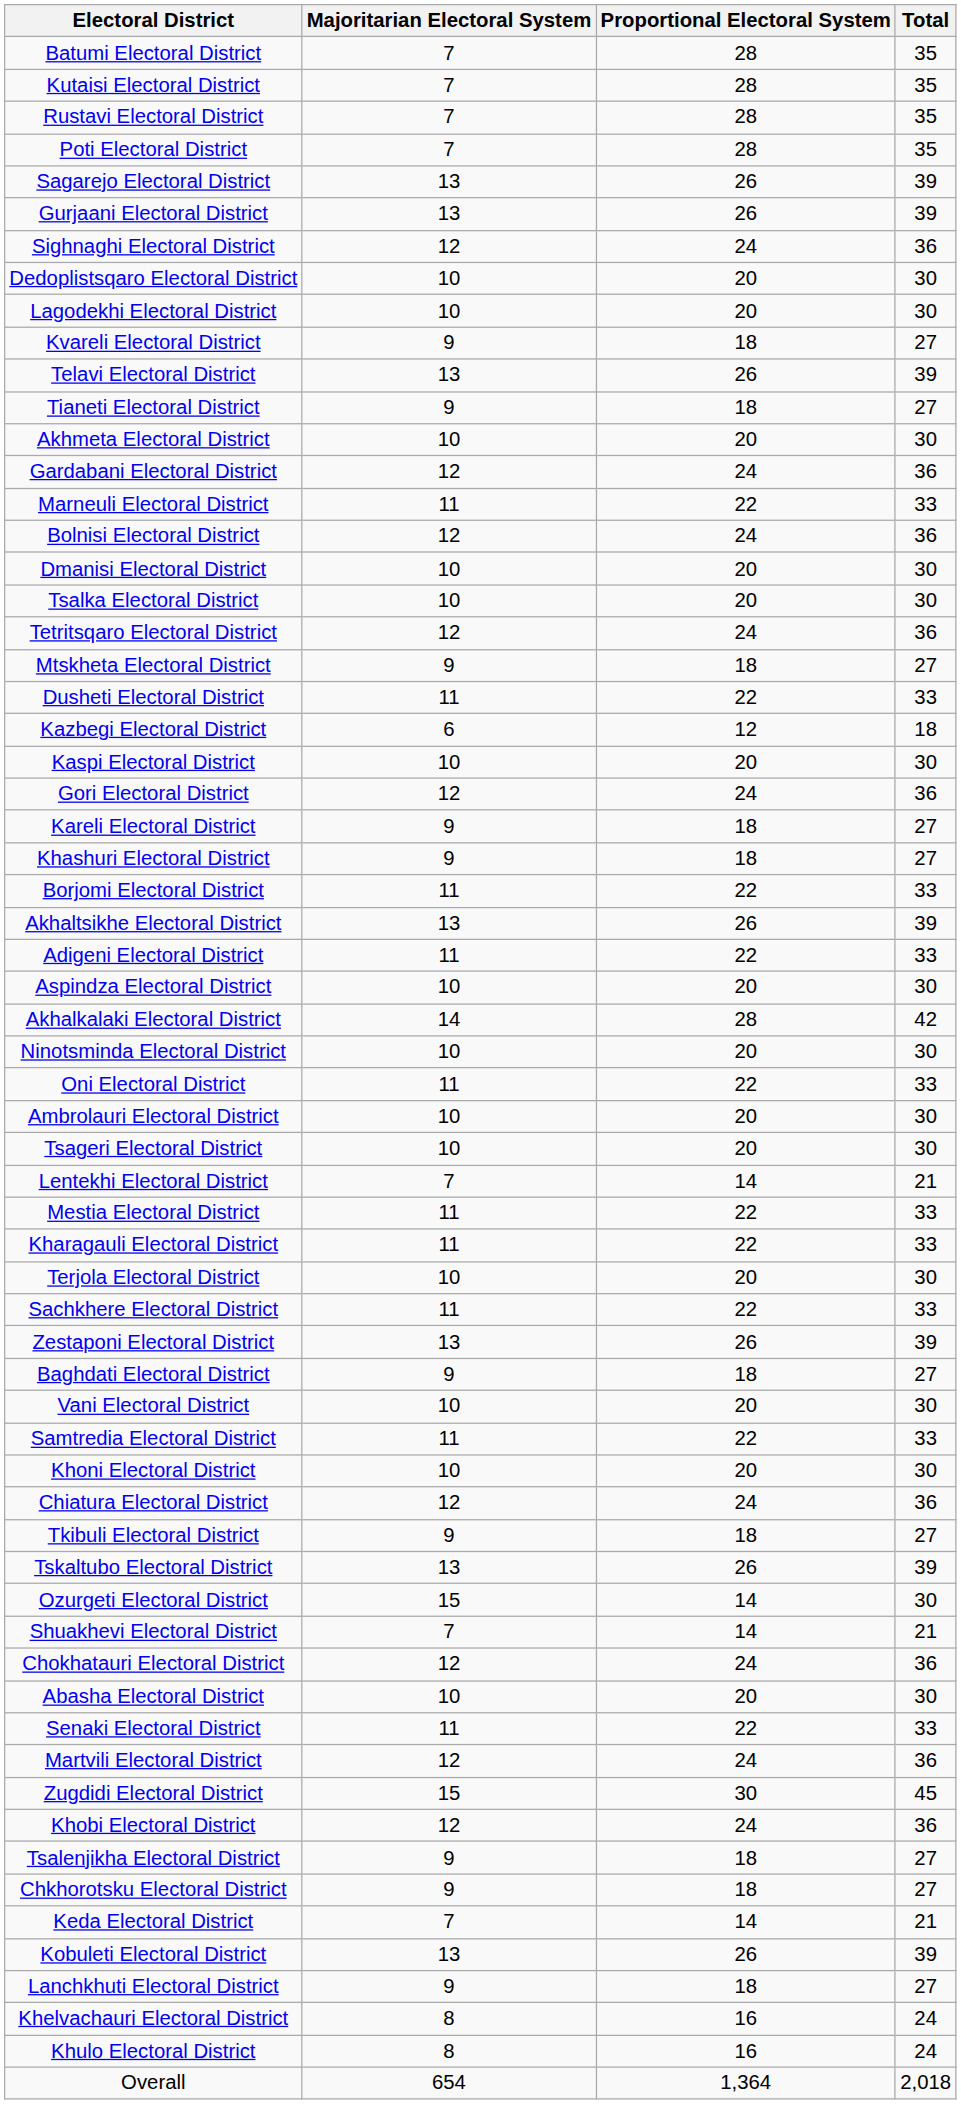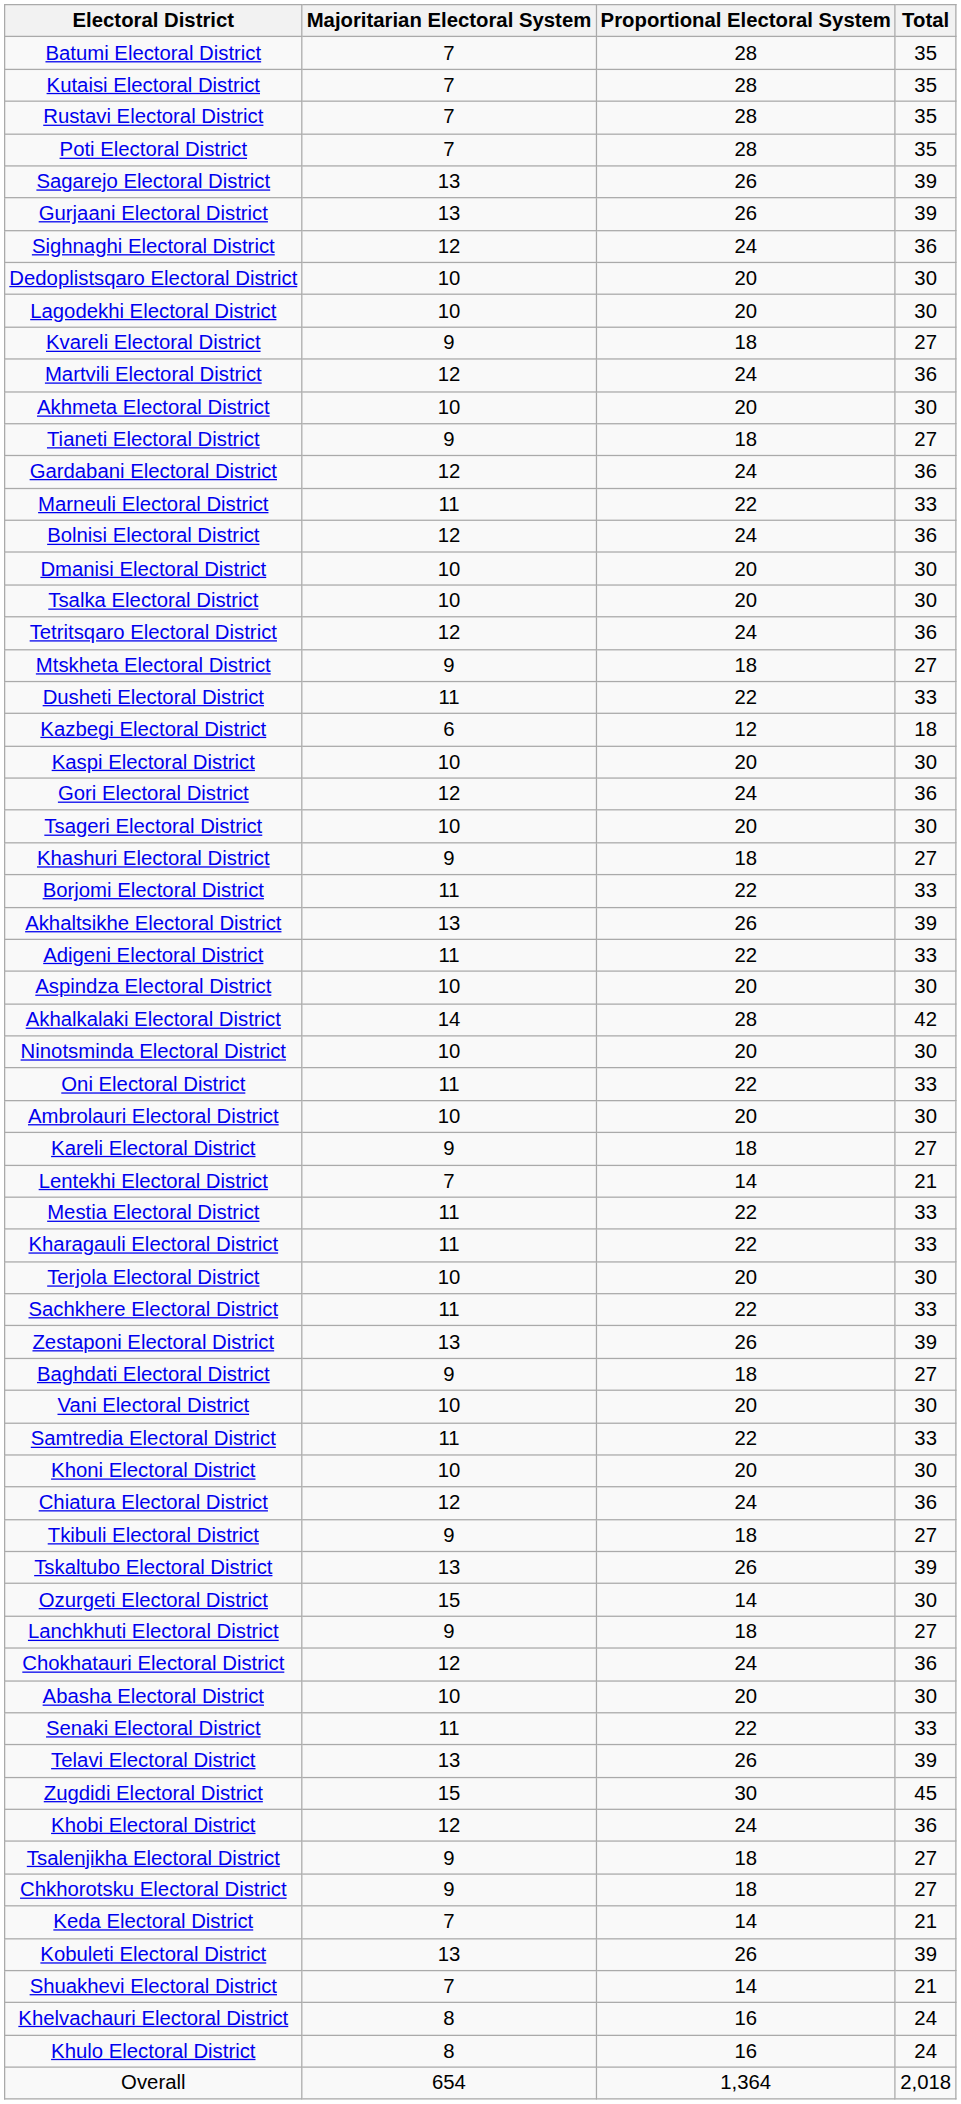rows swapped: (153, 375) <-> (153, 1760)
rows swapped: (153, 439) <-> (153, 407)
rows swapped: (153, 826) <-> (153, 1148)
rows swapped: (153, 1986) <-> (153, 1631)
